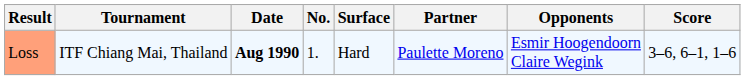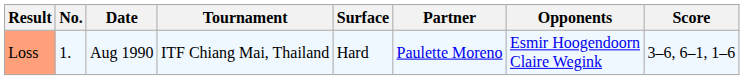columns swapped: (318, 16) <-> (143, 16)
(267, 52) bold -> (122, 52) normal
